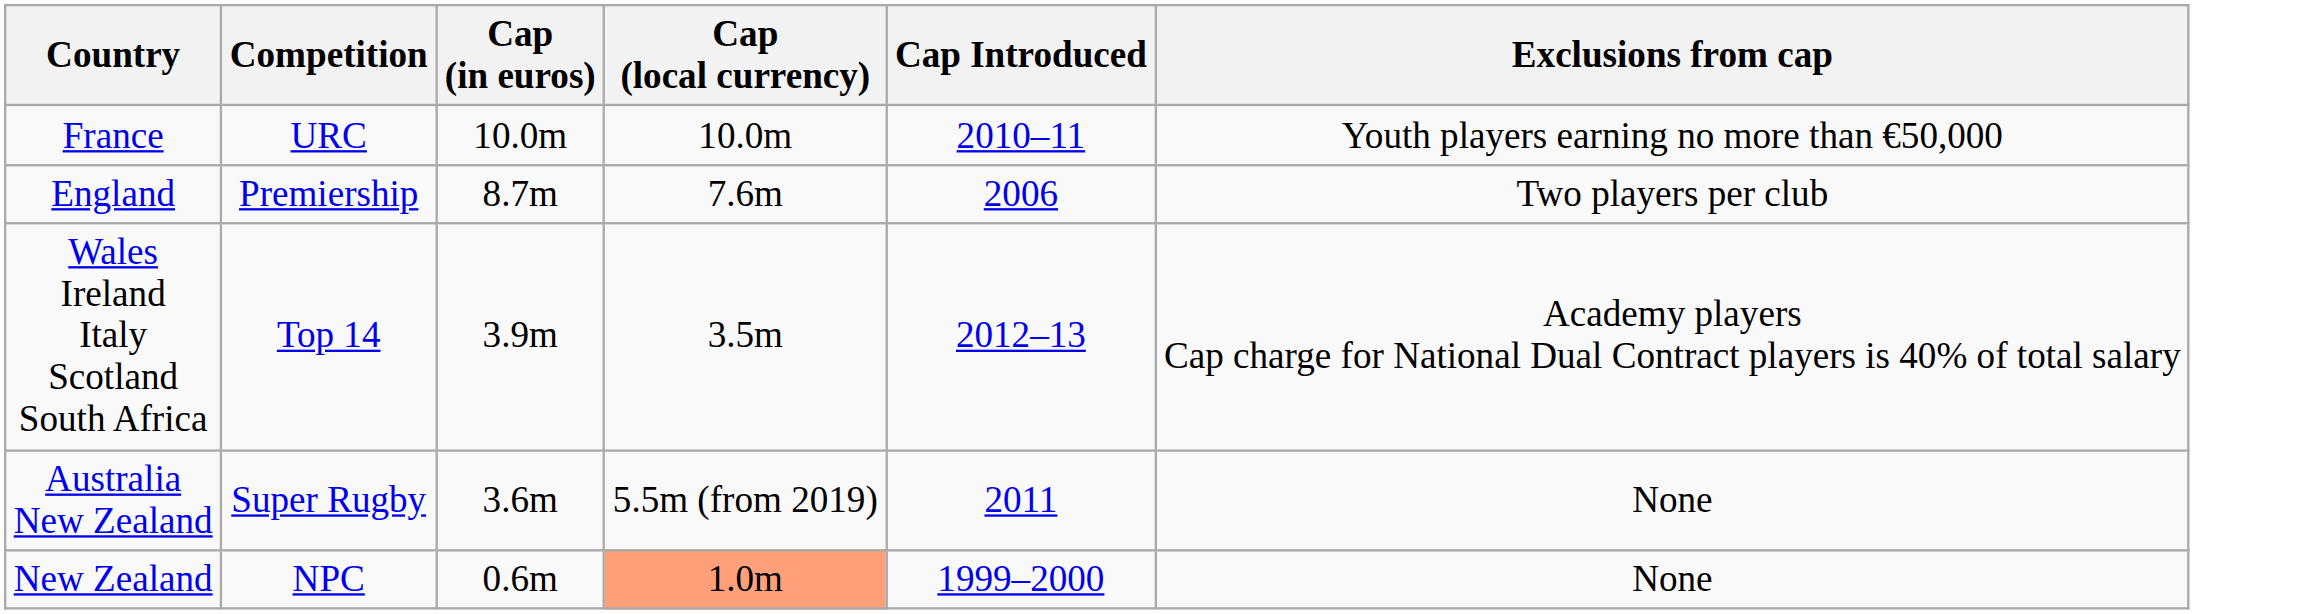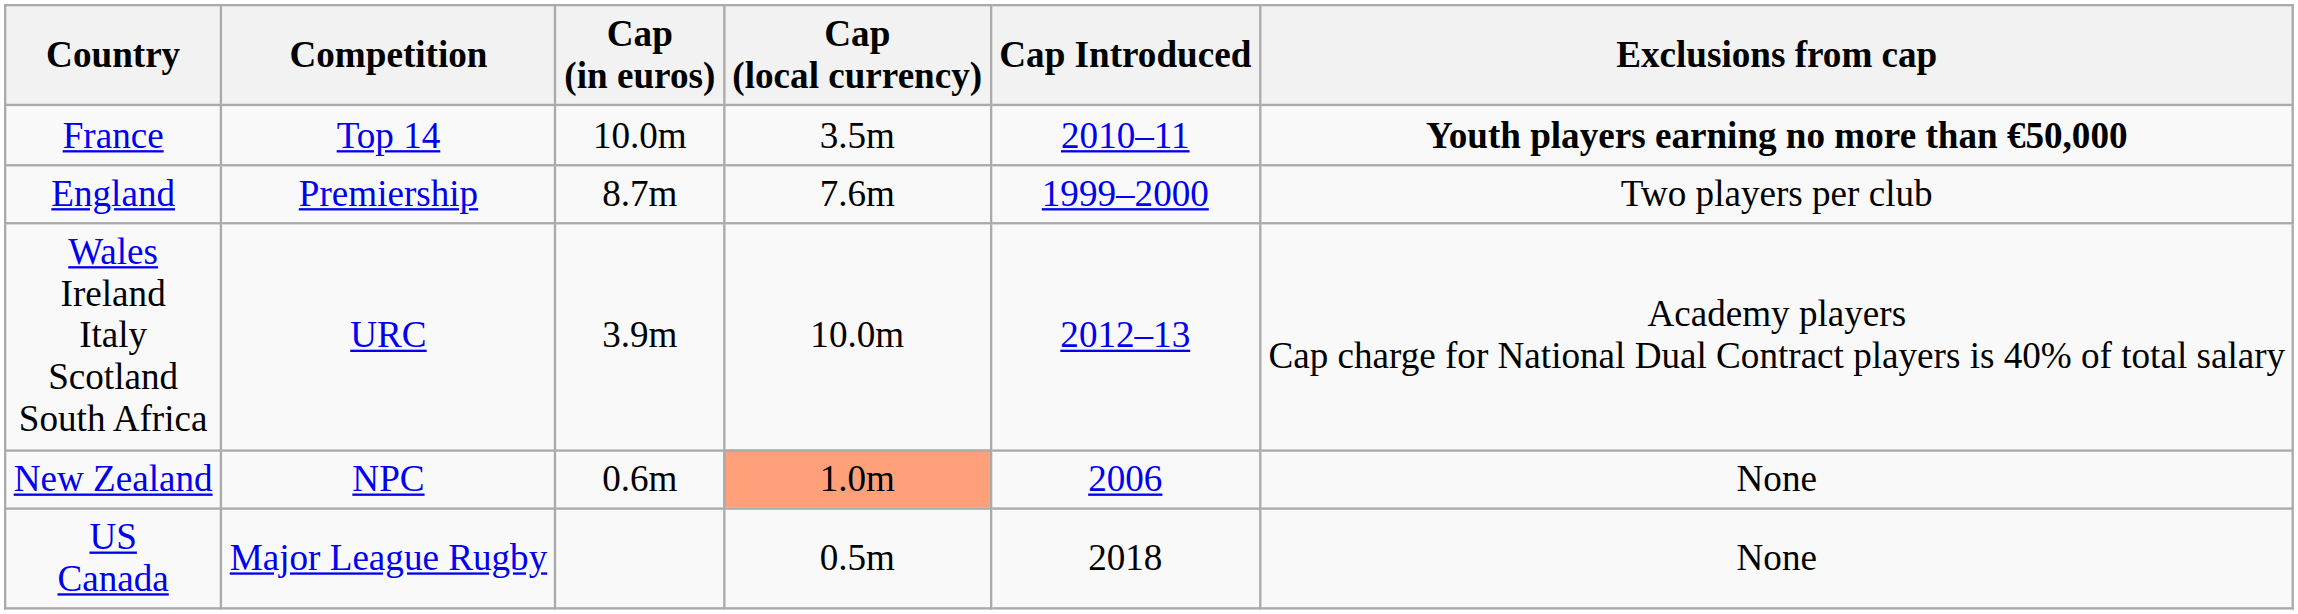(329, 134) URC -> (388, 134) Top 14
(745, 134) 10.0m -> (857, 134) 3.5m
(1672, 134) normal -> (1777, 134) bold
(1021, 193) 2006 -> (1125, 193) 1999–2000
(329, 335) Top 14 -> (388, 335) URC
(745, 335) 3.5m -> (857, 335) 10.0m
- row: (113, 499)
(1021, 578) 1999–2000 -> (1125, 478) 2006
+ row: (113, 557)
